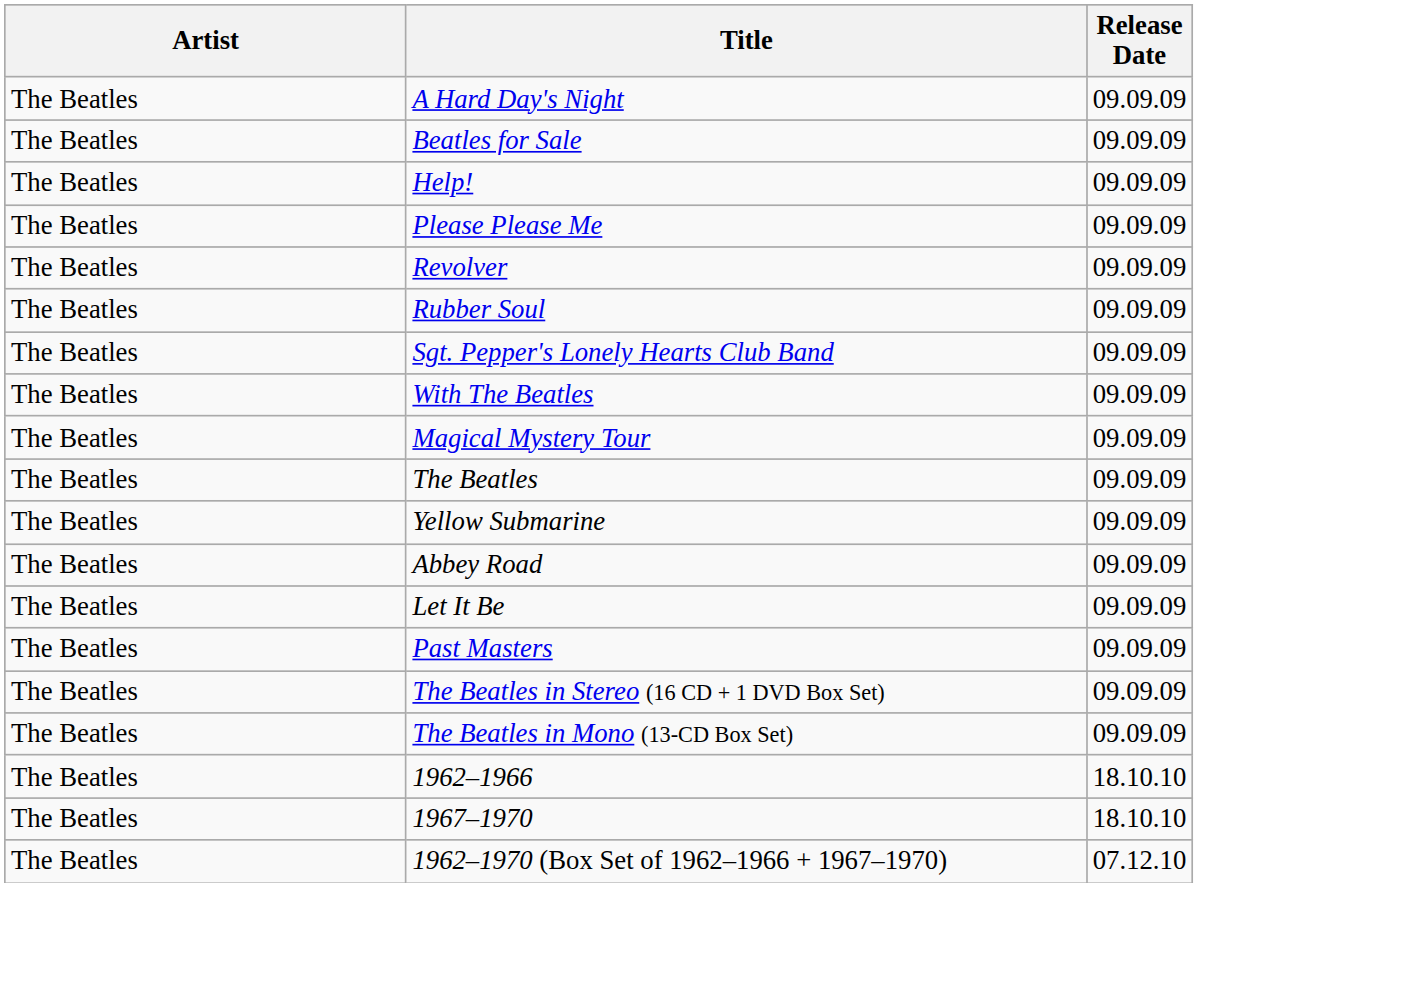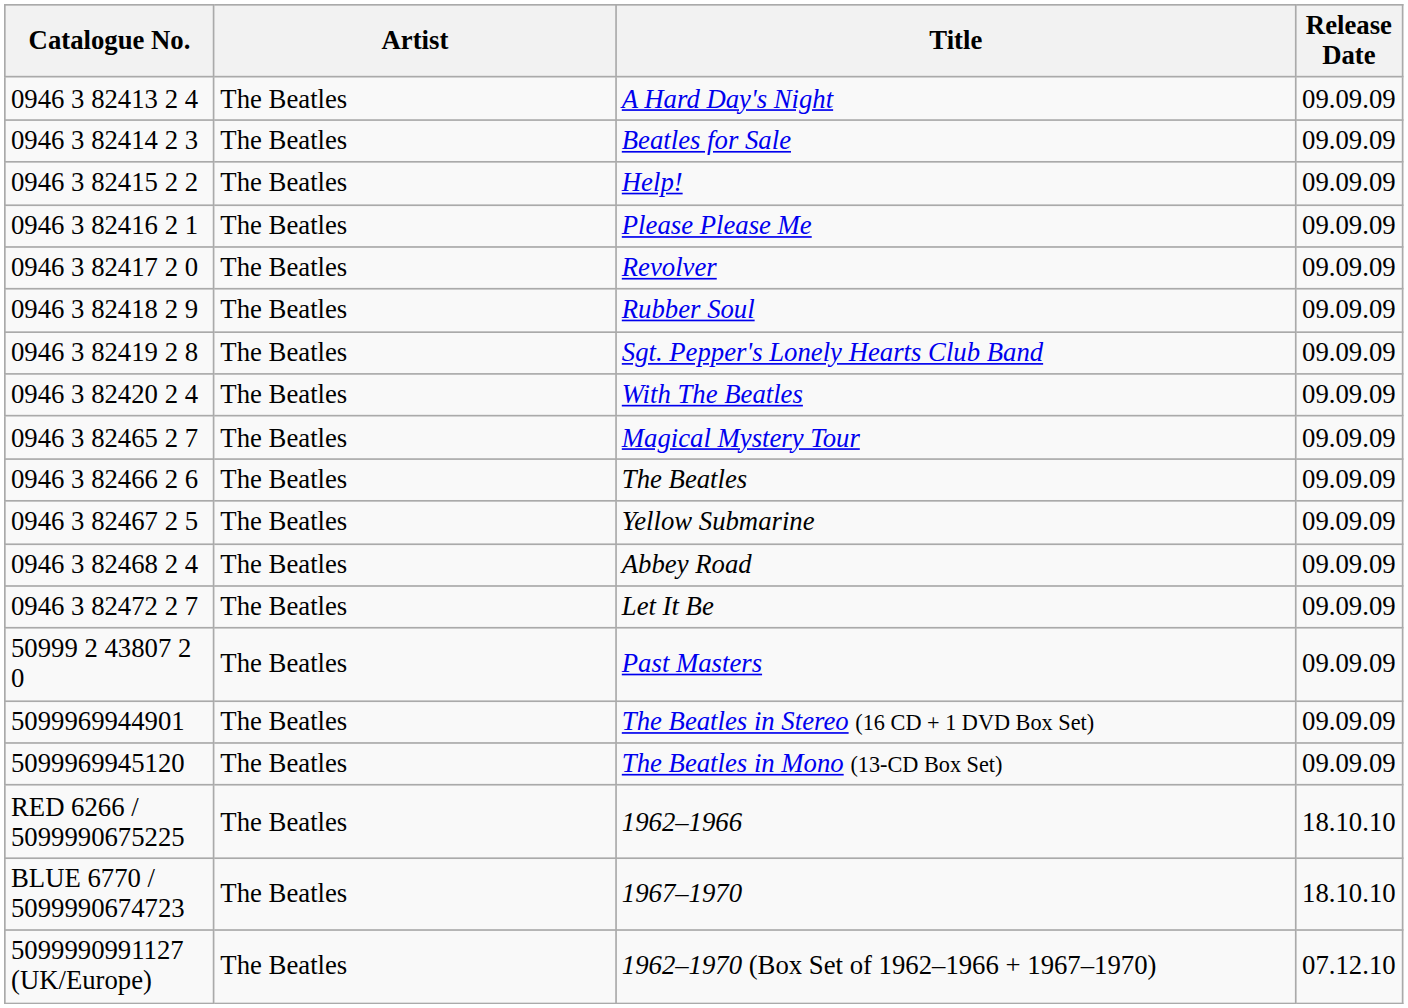+ column: (110, 40)
